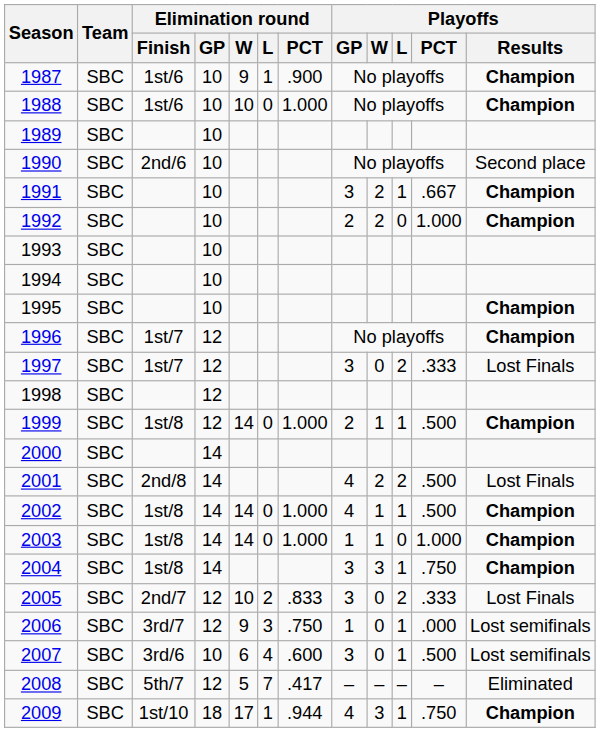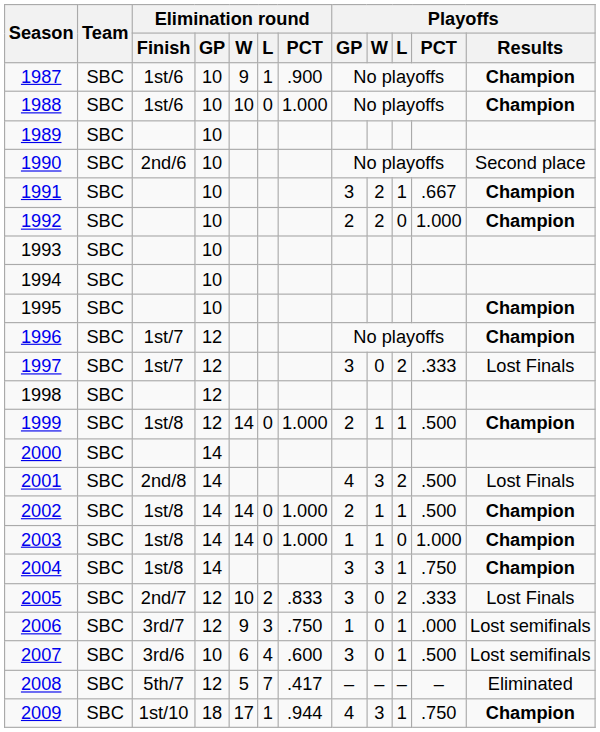(379, 481) 2 -> (379, 481) 3
(349, 510) 4 -> (349, 510) 2
